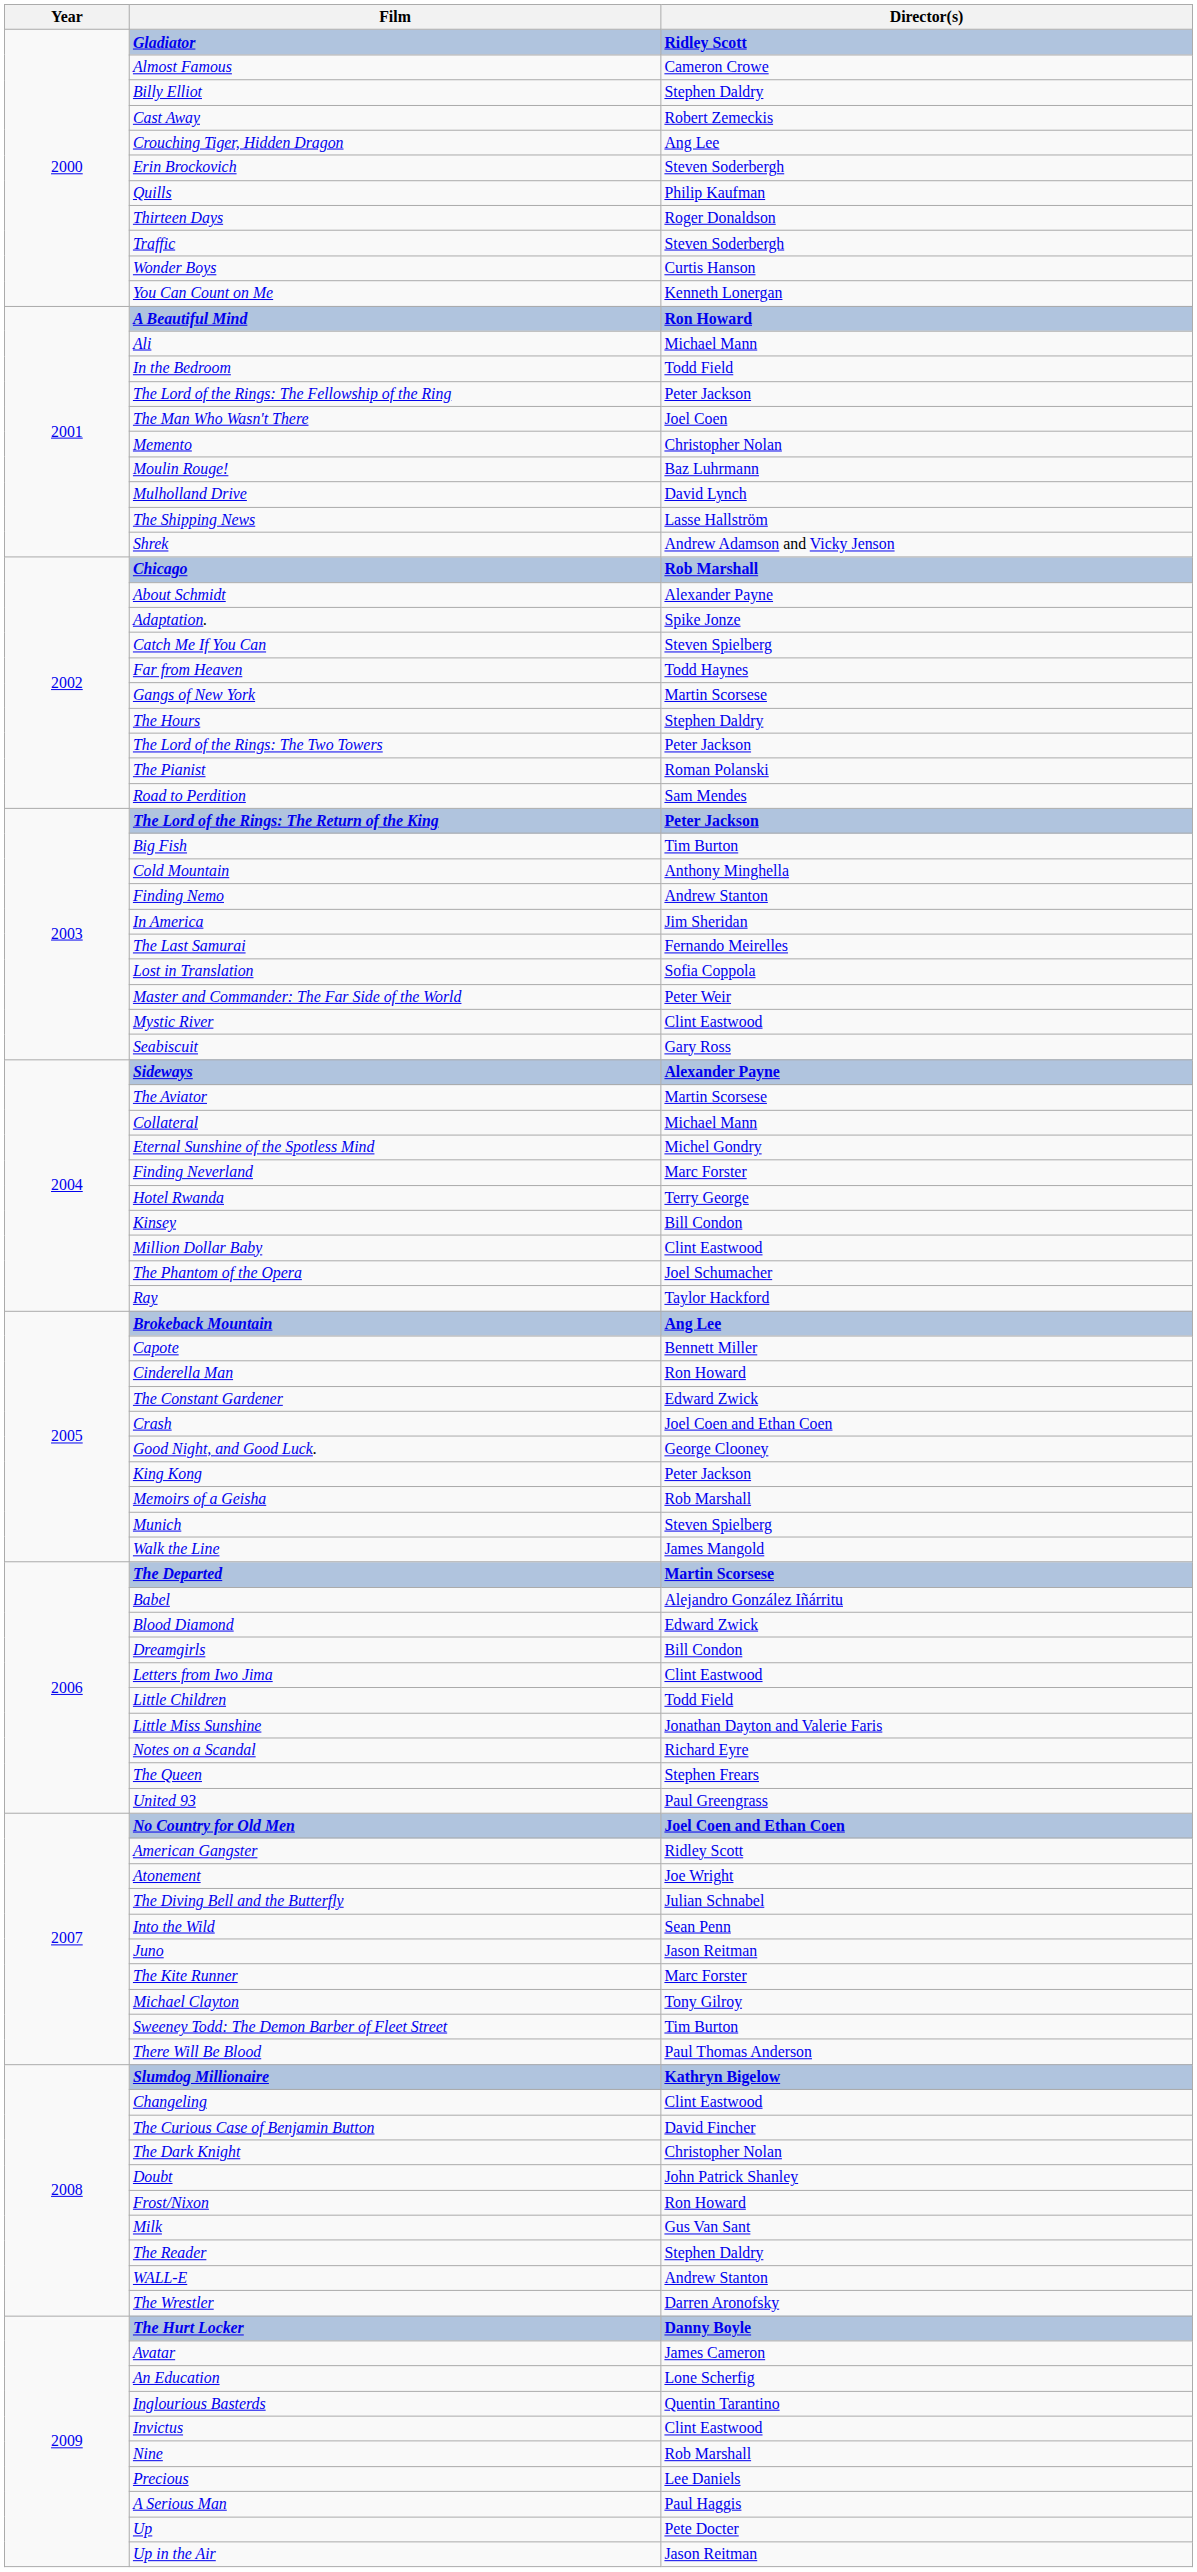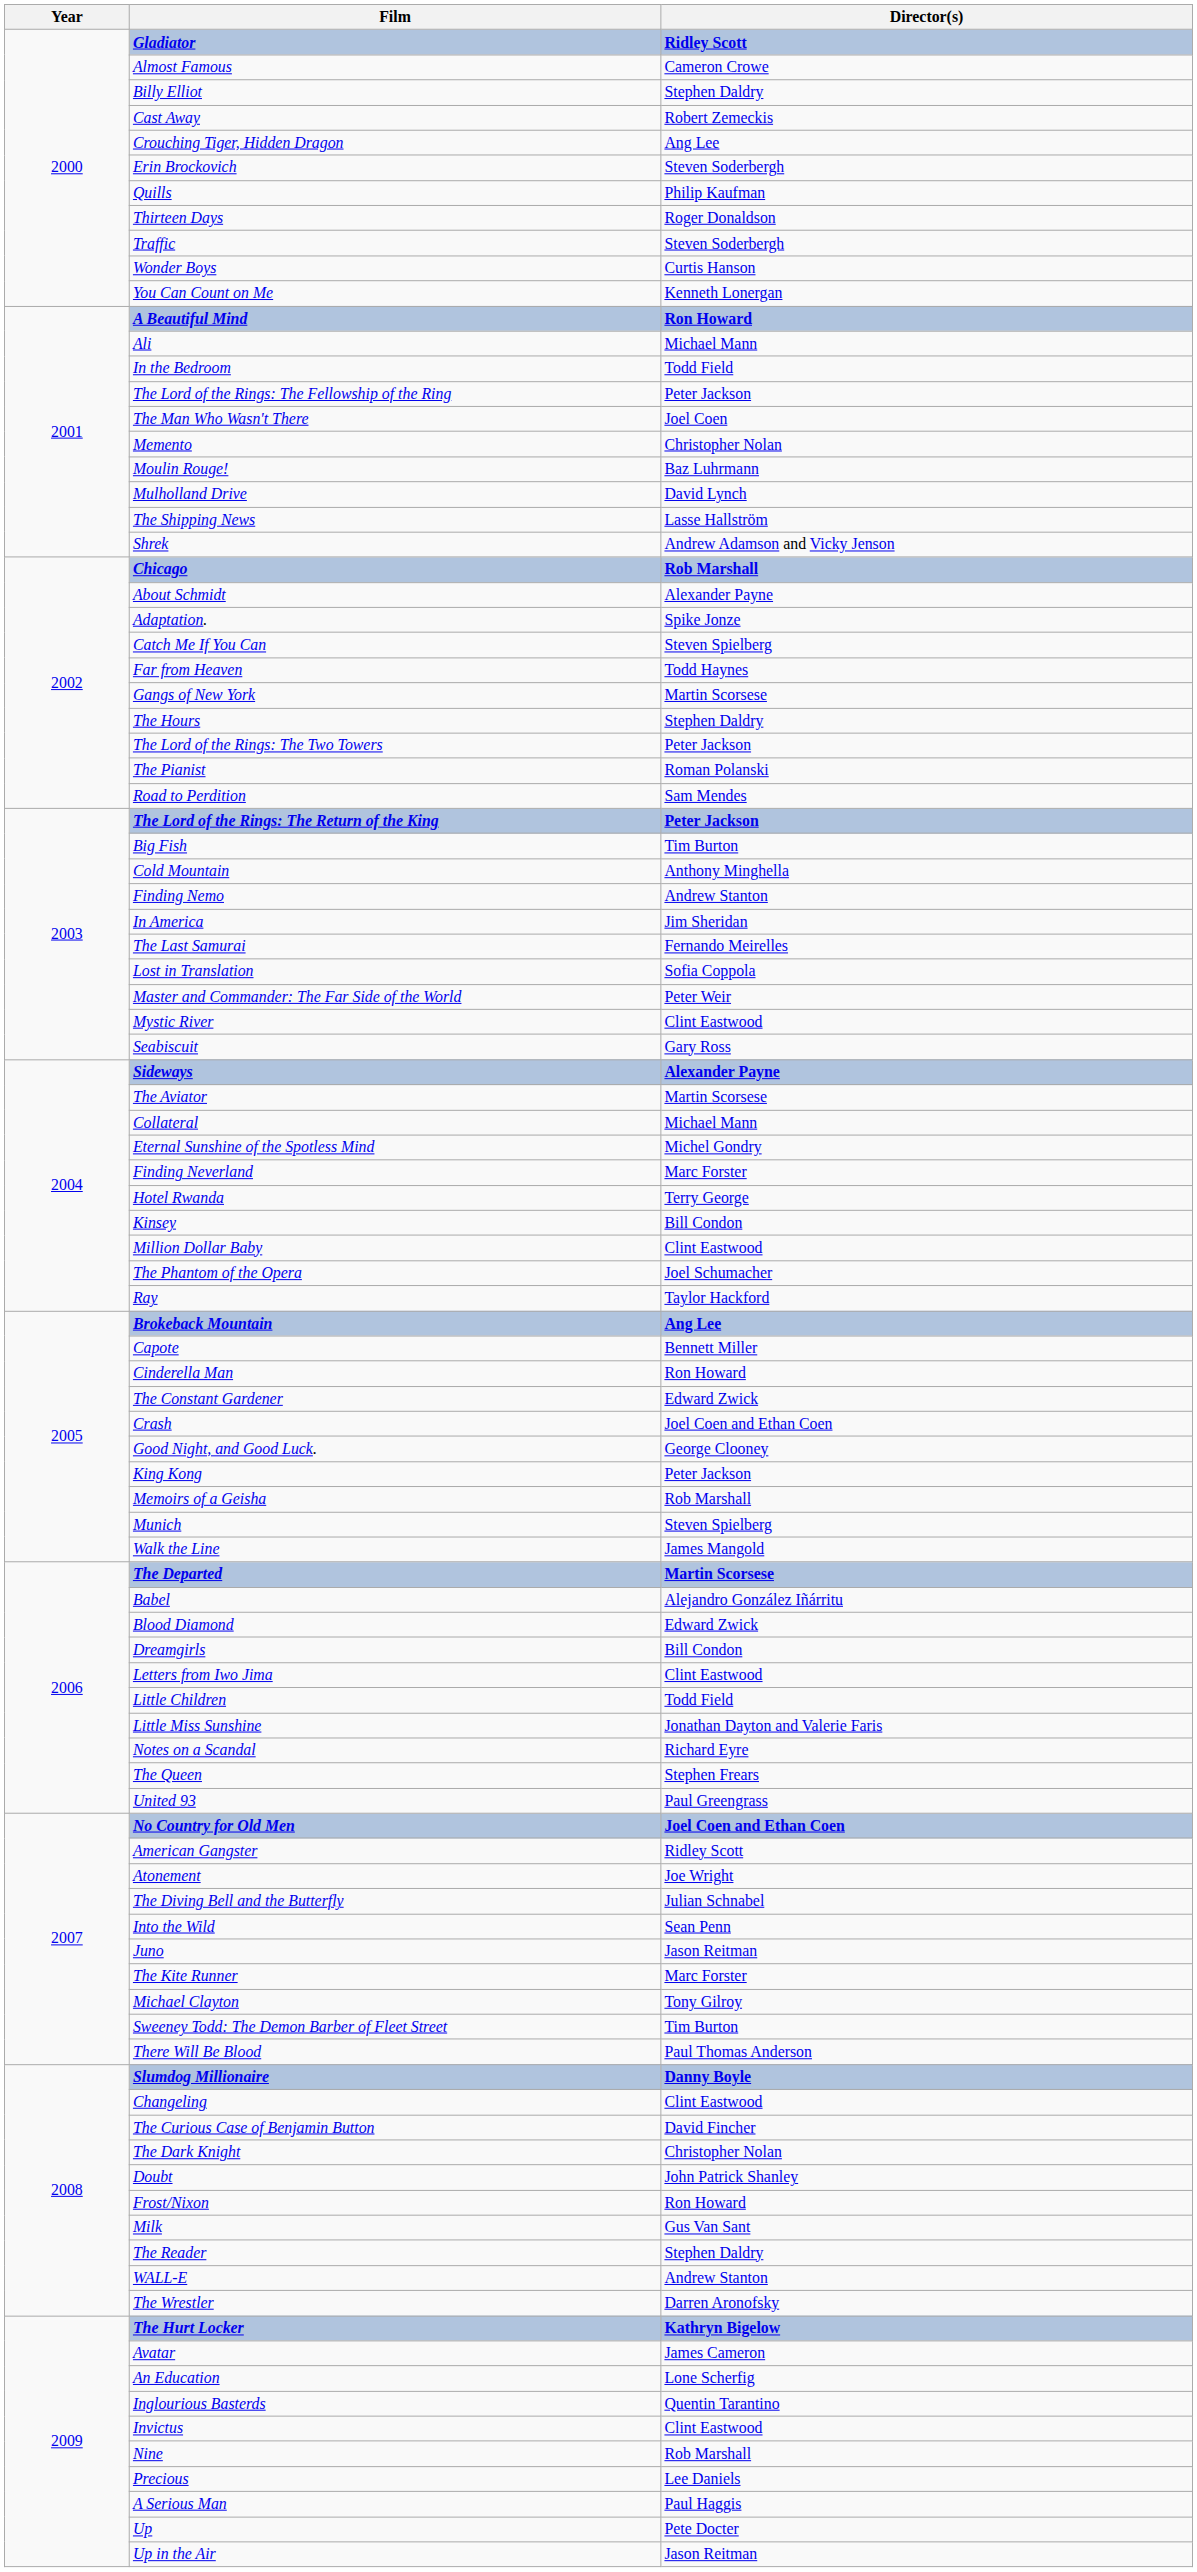(722, 2077) Kathryn Bigelow -> (708, 2077) Danny Boyle
(708, 2328) Danny Boyle -> (722, 2328) Kathryn Bigelow
